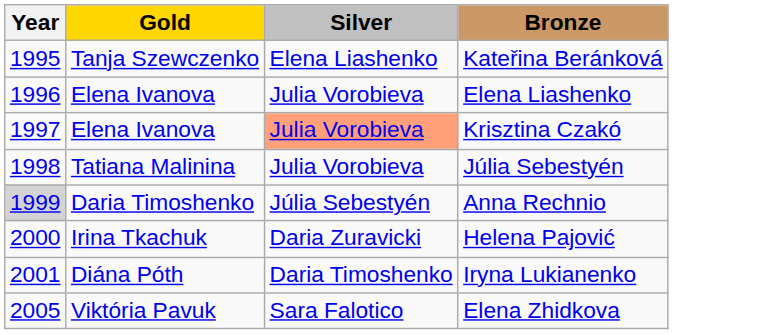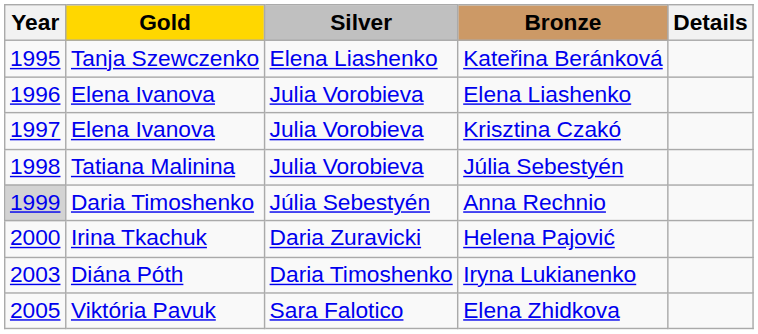+ column: (710, 22)
(347, 130) lightsalmon background -> (347, 130) no background
(35, 274) 2001 -> (35, 274) 2003
